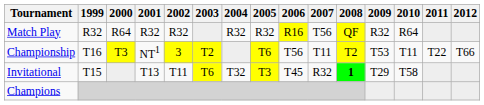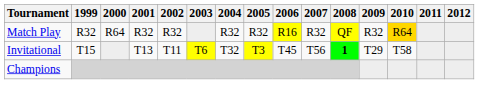(322, 32) T56 -> (316, 32) R32
(408, 32) no background -> (402, 32) gold background
- row: (41, 52)
(322, 72) R32 -> (316, 50) T56
